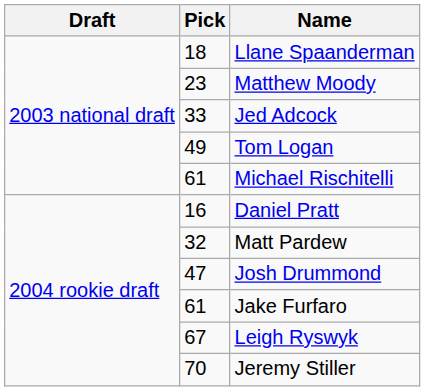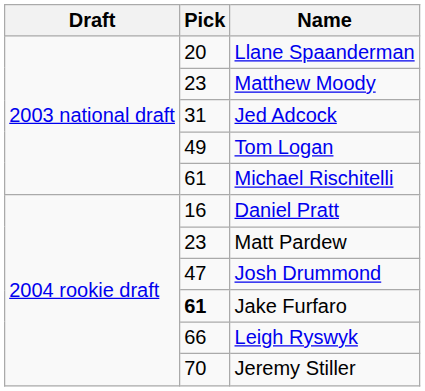(195, 52) 18 -> (195, 52) 20
(195, 115) 33 -> (195, 115) 31
(195, 242) 32 -> (195, 242) 23
(195, 305) normal -> (195, 305) bold
(195, 337) 67 -> (195, 337) 66
